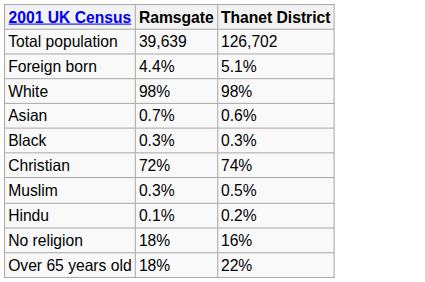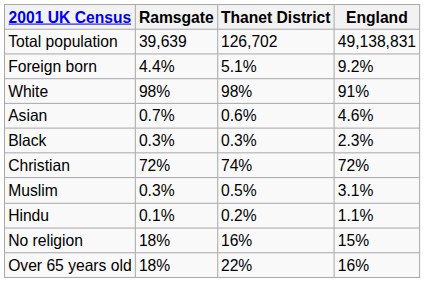+ column: (377, 17)
